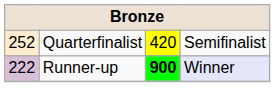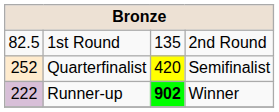+ row: (84, 43)
(163, 69) 900 -> (167, 95) 902
(209, 69) lavender background -> (214, 95) no background
